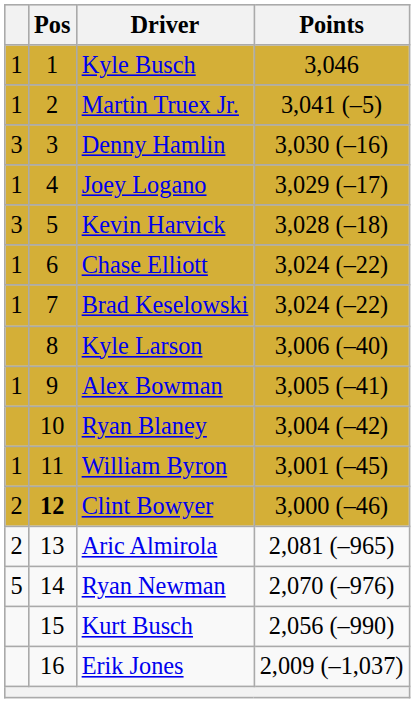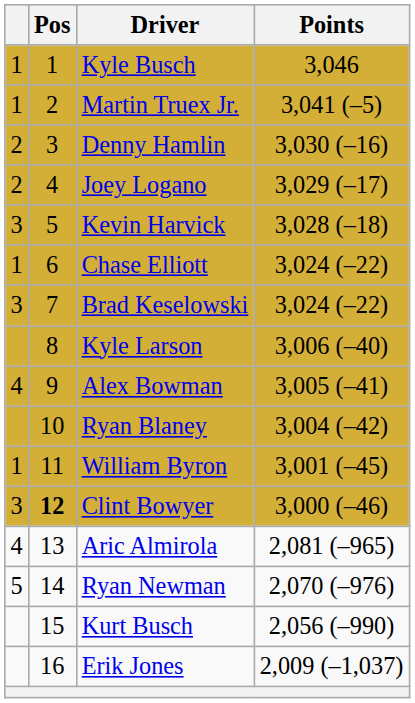(17, 145) 3 -> (17, 145) 2
(17, 185) 1 -> (17, 185) 2
(17, 305) 1 -> (17, 305) 3
(17, 385) 1 -> (17, 385) 4
(17, 505) 2 -> (17, 505) 3
(17, 546) 2 -> (17, 546) 4
